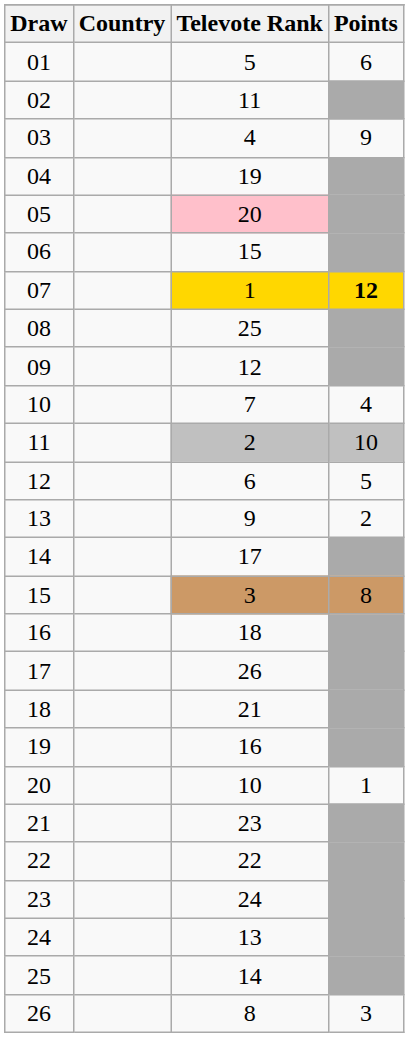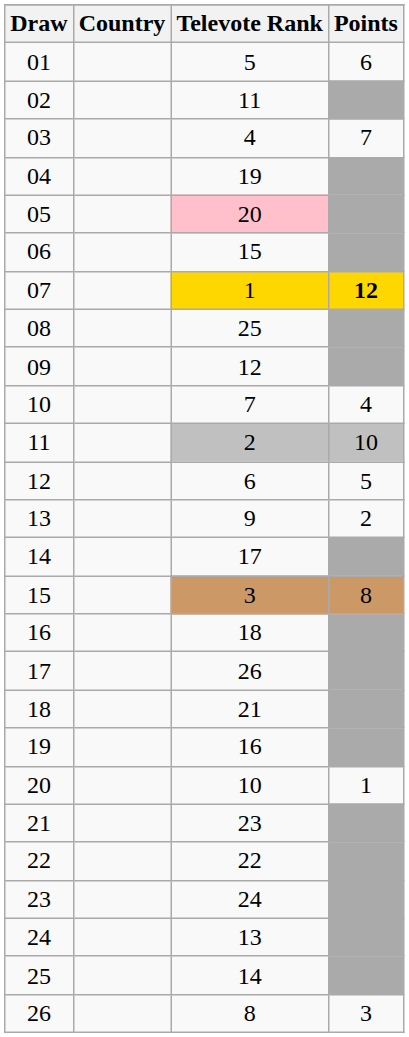(366, 137) 9 -> (366, 137) 7
